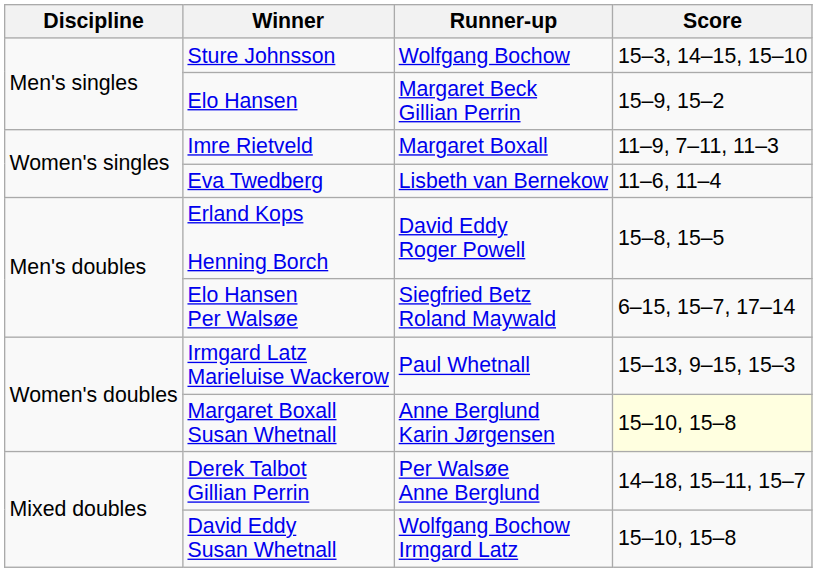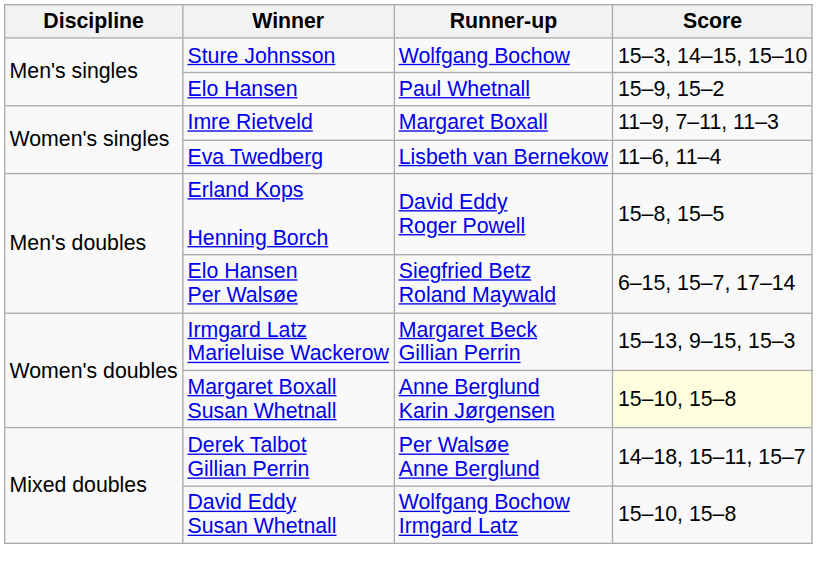(468, 100) Margaret Beck Gillian Perrin -> (464, 88) Paul Whetnall
(464, 365) Paul Whetnall -> (468, 341) Margaret Beck Gillian Perrin
